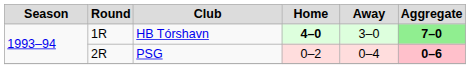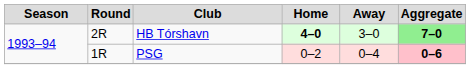(99, 34) 1R -> (99, 34) 2R
(99, 53) 2R -> (99, 53) 1R
